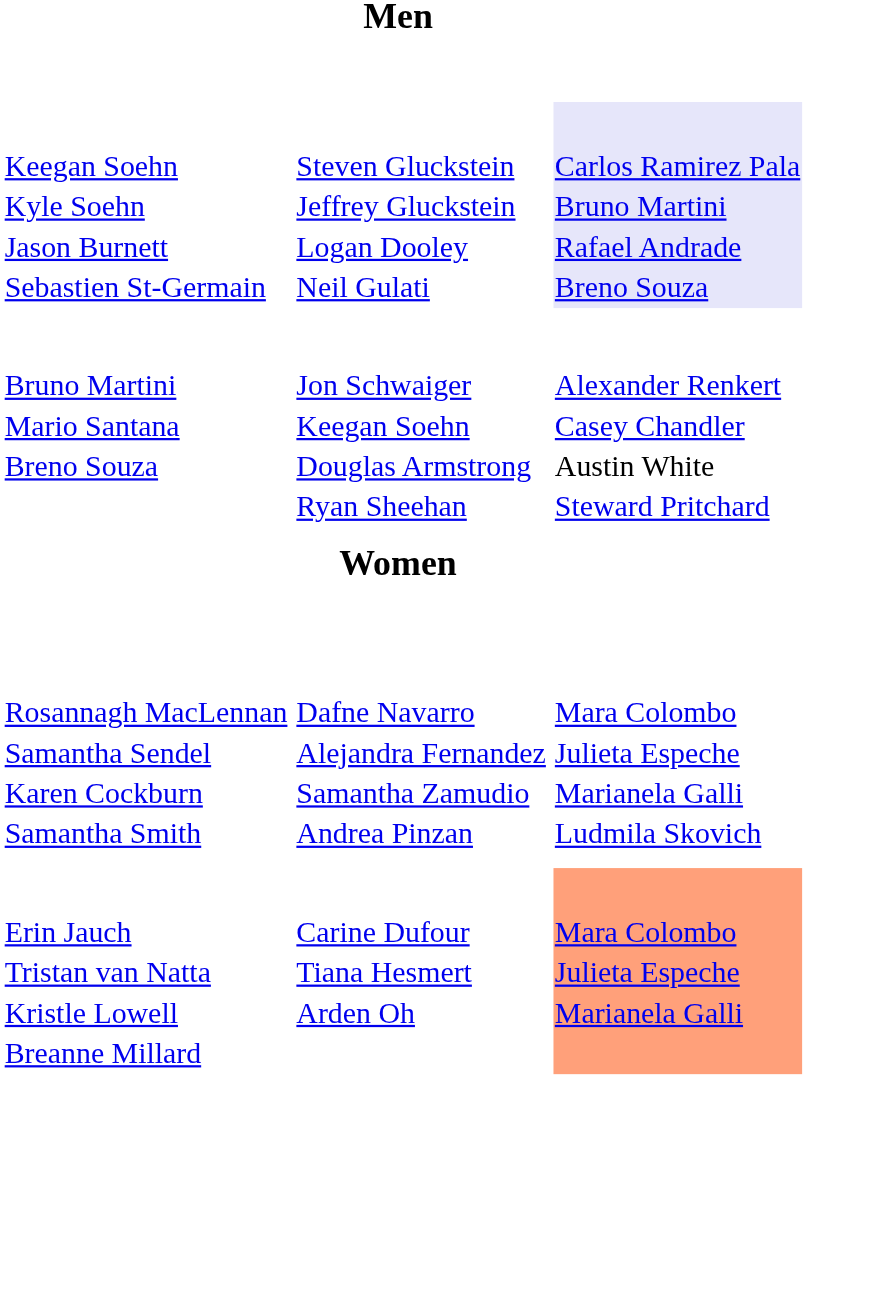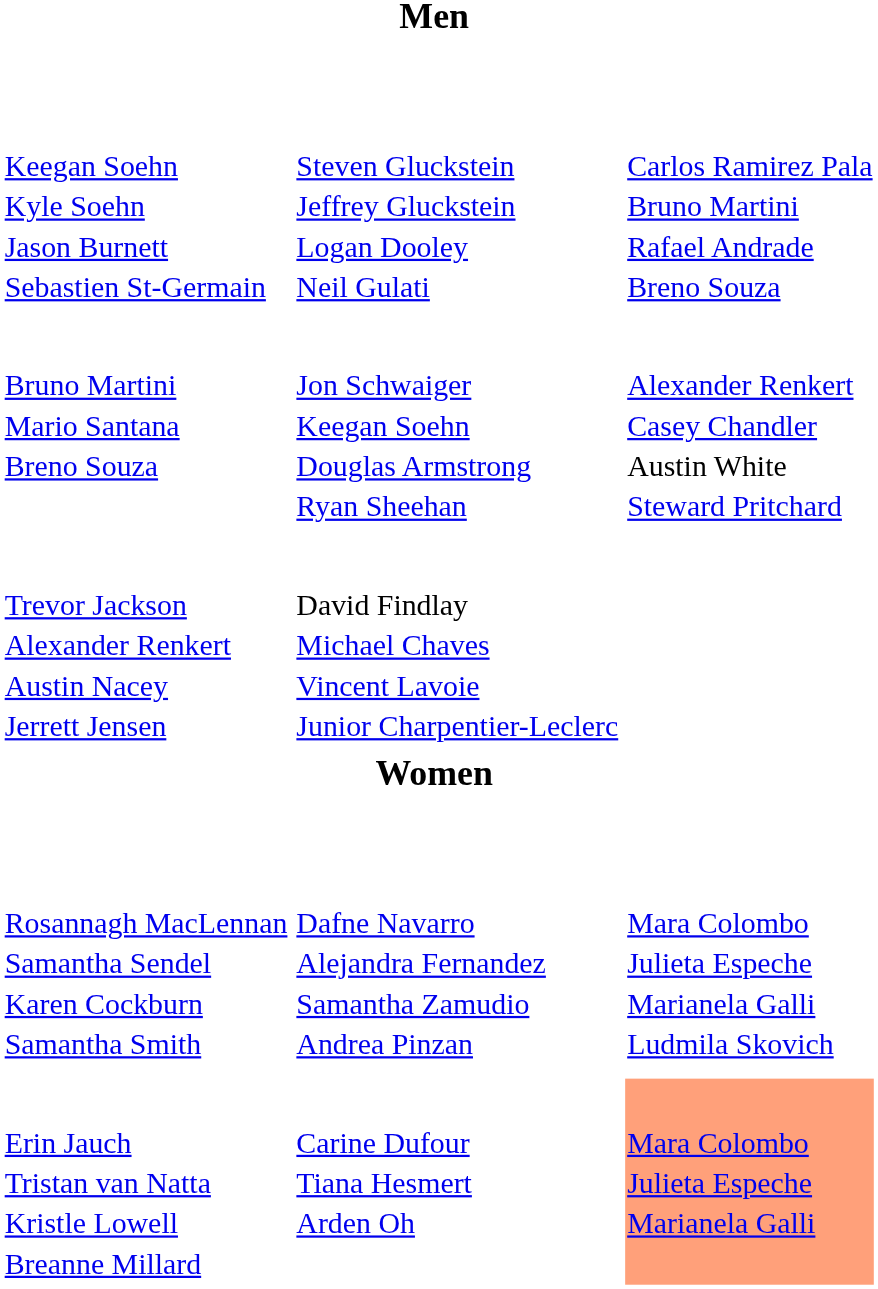(678, 226) lavender background -> (750, 226) no background
+ row: (118, 665)
